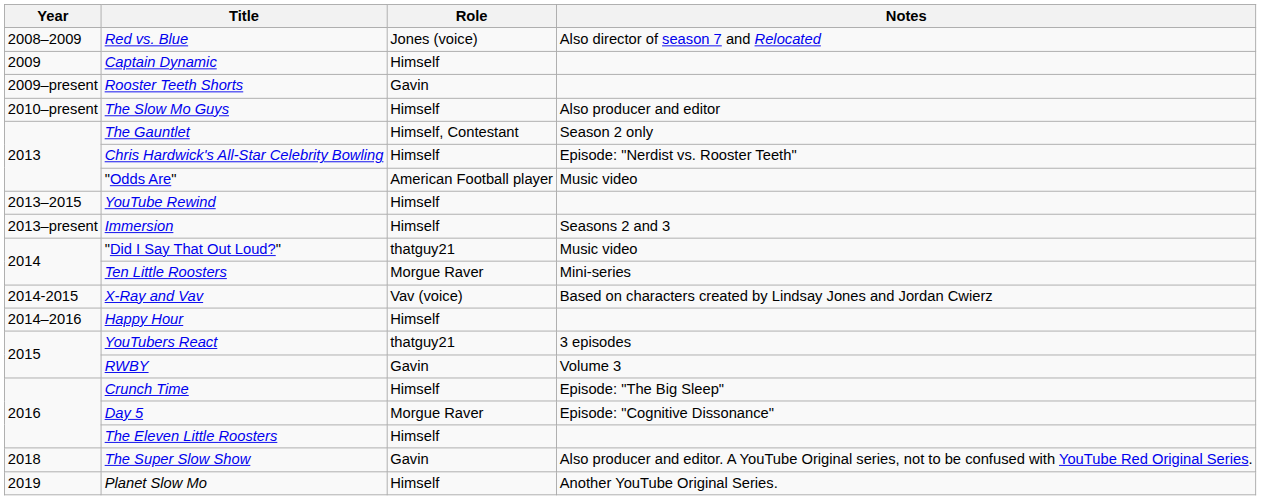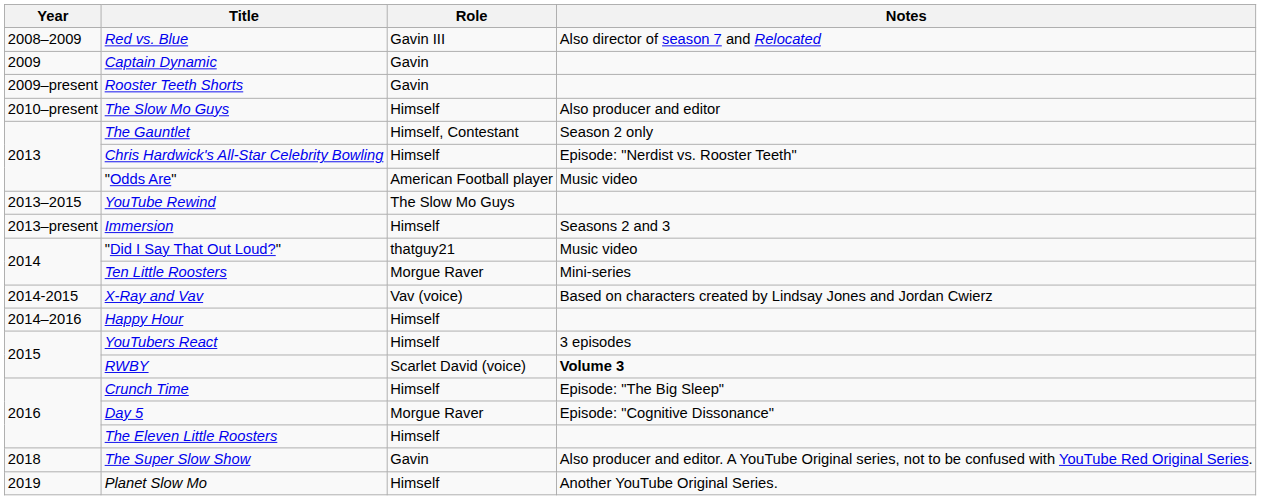(434, 39) Jones (voice) -> (418, 39) Gavin III
(415, 62) Himself -> (409, 62) Gavin
(415, 202) Himself -> (452, 202) The Slow Mo Guys
(423, 343) thatguy21 -> (415, 343) Himself
(409, 366) Gavin -> (458, 366) Scarlet David (voice)
(590, 366) normal -> (592, 366) bold
